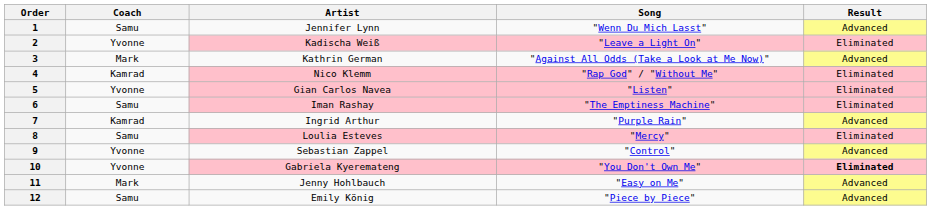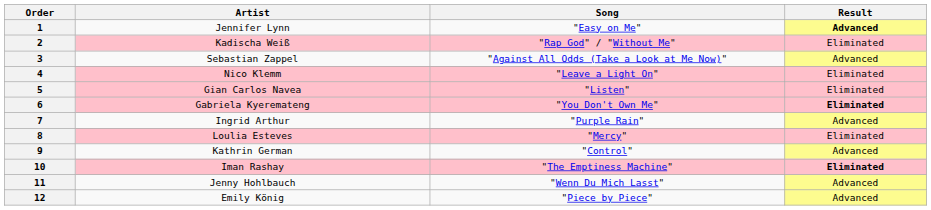- column: (127, 12)
(650, 28) "Wenn Du Mich Lasst" -> (607, 28) "Easy on Me"
(865, 28) normal -> (855, 28) bold
(650, 43) "Leave a Light On" -> (607, 43) "Rap God" / "Without Me"
(342, 58) Kathrin German -> (253, 58) Sebastian Zappel
(650, 74) "Rap God" / "Without Me" -> (607, 74) "Leave a Light On"
(342, 105) Iman Rashay -> (253, 105) Gabriela Kyeremateng
(650, 105) "The Emptiness Machine" -> (607, 105) "You Don't Own Me"
(865, 105) normal -> (855, 105) bold
(342, 151) Sebastian Zappel -> (253, 151) Kathrin German
(342, 167) Gabriela Kyeremateng -> (253, 167) Iman Rashay
(650, 167) "You Don't Own Me" -> (607, 167) "The Emptiness Machine"
(650, 182) "Easy on Me" -> (607, 182) "Wenn Du Mich Lasst"
